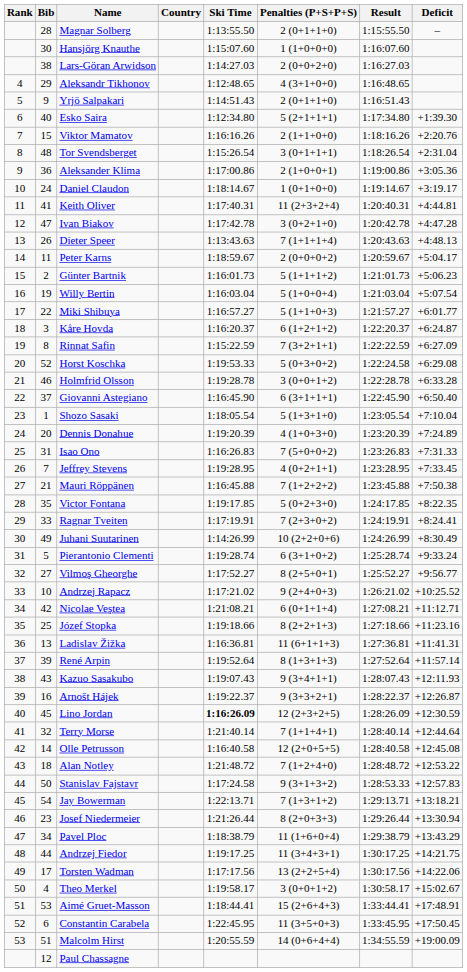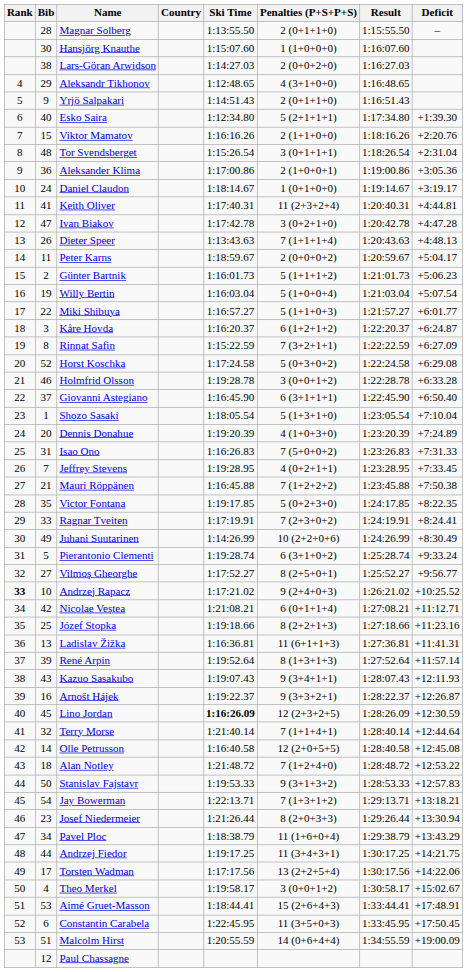(230, 363) 1:19:53.33 -> (230, 363) 1:17:24.58
(20, 591) normal -> (20, 591) bold
(230, 783) 1:17:24.58 -> (230, 783) 1:19:53.33
